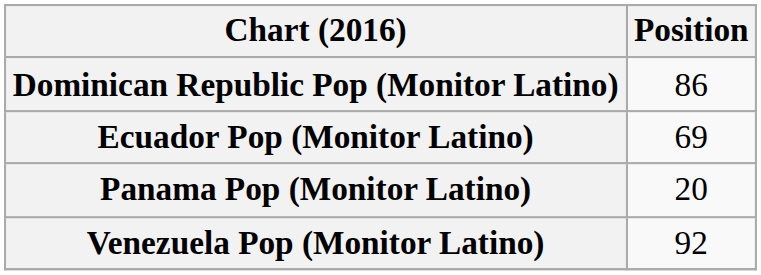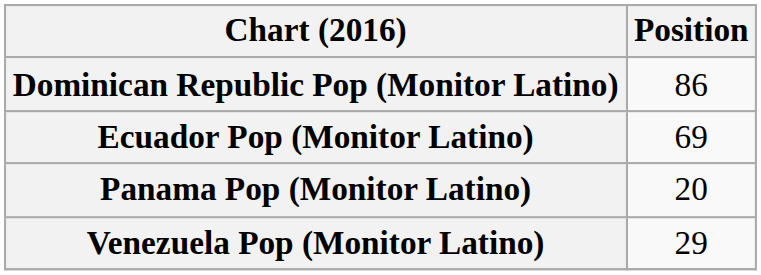(691, 242) 92 -> (691, 242) 29
